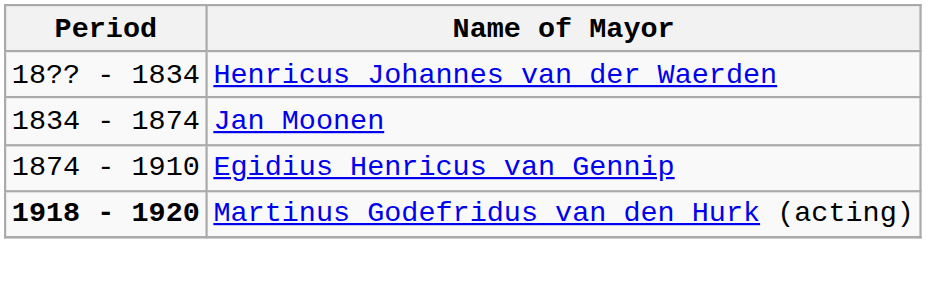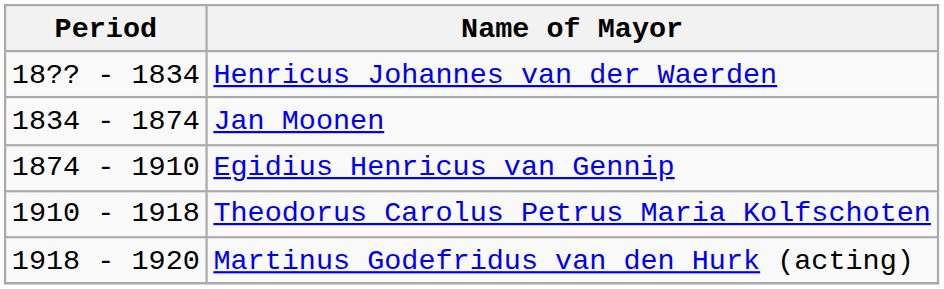+ row: (572, 214)
(106, 214) bold -> (106, 260) normal
